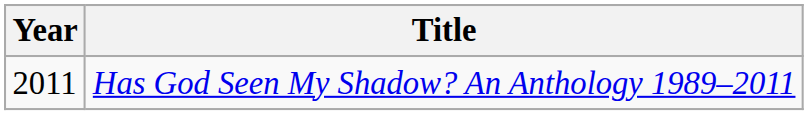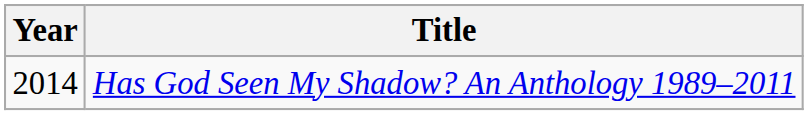(45, 82) 2011 -> (45, 82) 2014
